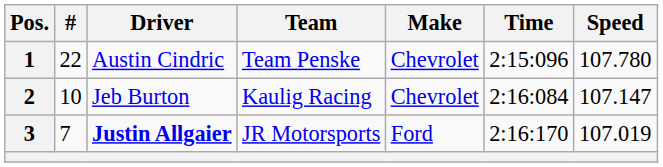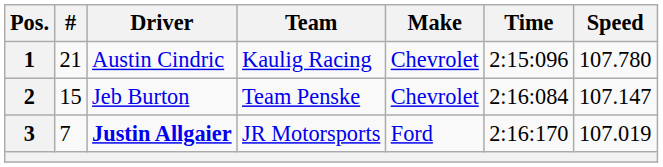(71, 59) 22 -> (71, 59) 21
(301, 59) Team Penske -> (307, 59) Kaulig Racing
(71, 96) 10 -> (71, 96) 15
(307, 96) Kaulig Racing -> (301, 96) Team Penske
